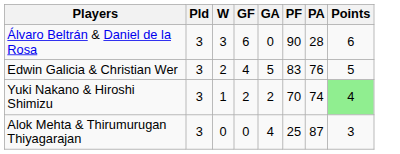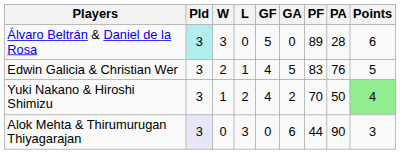+ column: (245, 14)
(199, 42) no background -> (199, 42) paleturquoise background
(246, 42) 6 -> (268, 42) 5
(294, 42) 90 -> (316, 42) 89
(246, 97) 2 -> (268, 97) 4
(316, 97) 74 -> (338, 97) 50
(199, 131) no background -> (199, 131) lavender background
(270, 131) 4 -> (292, 131) 6
(294, 131) 25 -> (316, 131) 44
(316, 131) 87 -> (338, 131) 90
